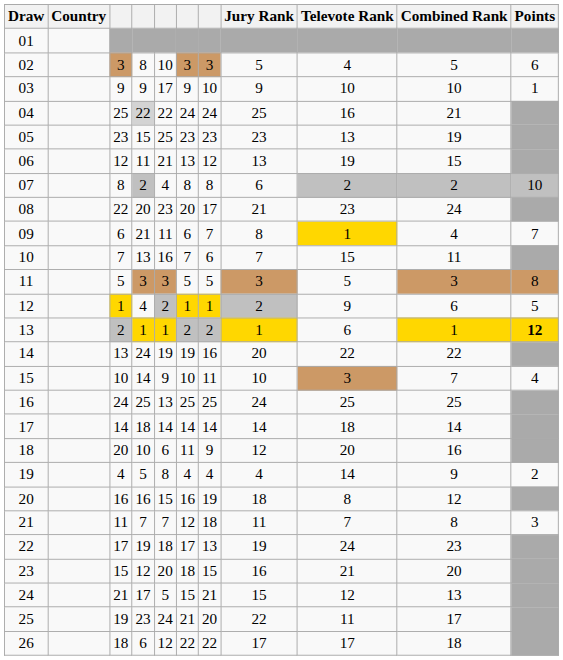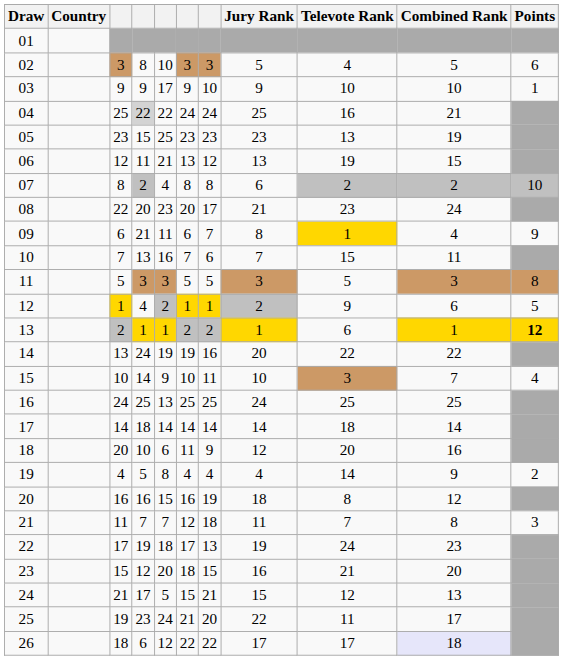(535, 233) 7 -> (535, 233) 9
(454, 643) no background -> (454, 643) lavender background
